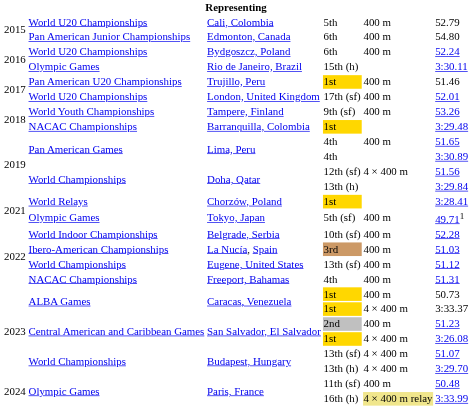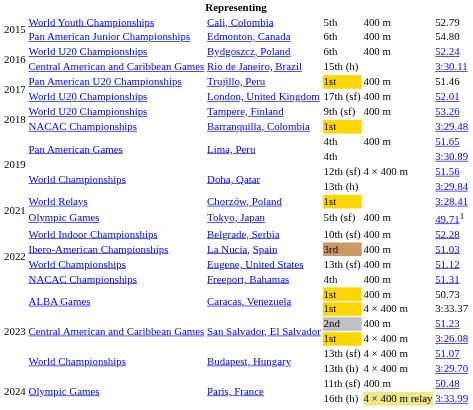(88, 22) World U20 Championships -> (91, 22) World Youth Championships
(64, 67) Olympic Games -> (116, 67) Central American and Caribbean Games
(91, 112) World Youth Championships -> (88, 112) World U20 Championships
